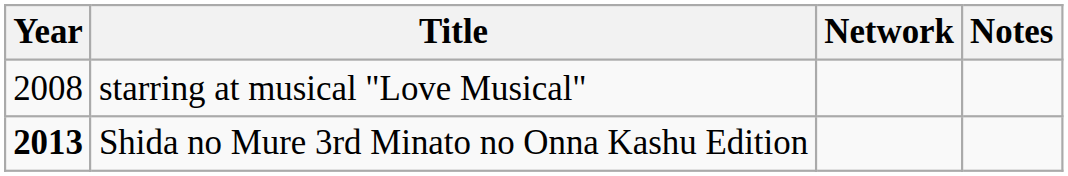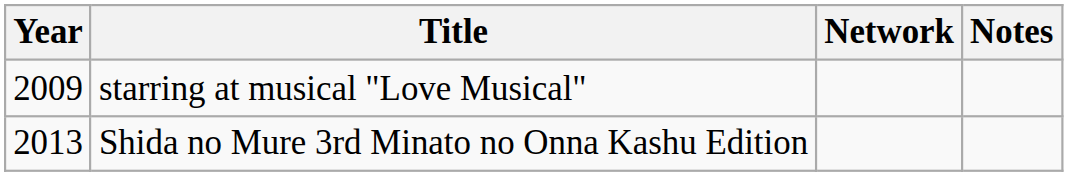(48, 87) 2008 -> (48, 87) 2009
(48, 142) bold -> (48, 142) normal
